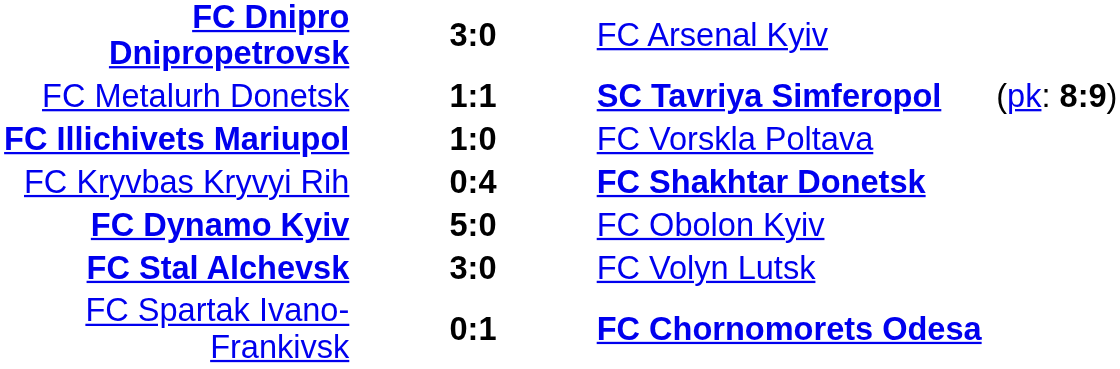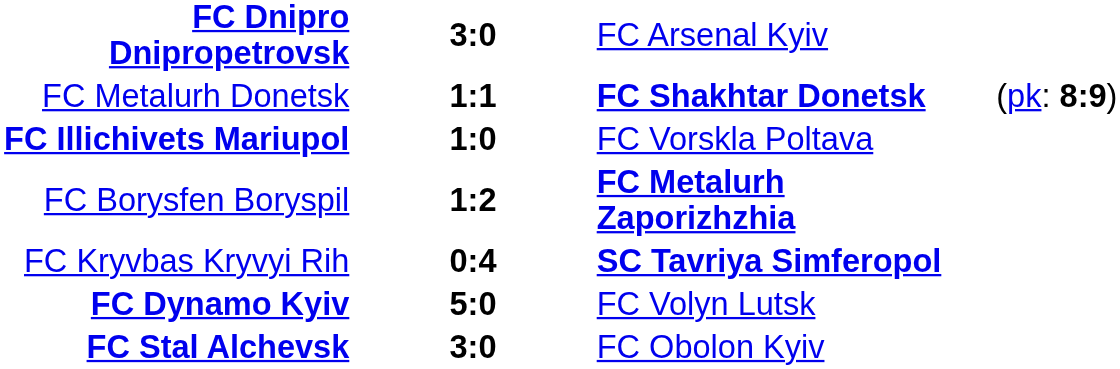(769, 95) SC Tavriya Simferopol -> (761, 95) FC Shakhtar Donetsk
+ row: (197, 199)
(761, 181) FC Shakhtar Donetsk -> (769, 260) SC Tavriya Simferopol
(711, 224) FC Obolon Kyiv -> (706, 303) FC Volyn Lutsk
(706, 267) FC Volyn Lutsk -> (711, 346) FC Obolon Kyiv
- row: (217, 328)
